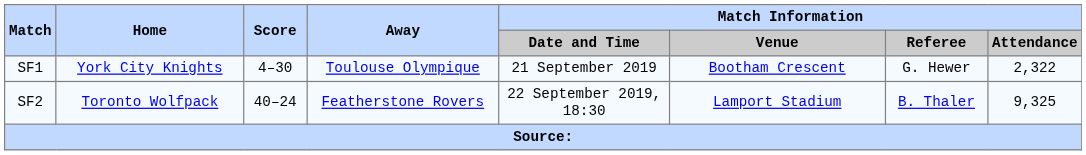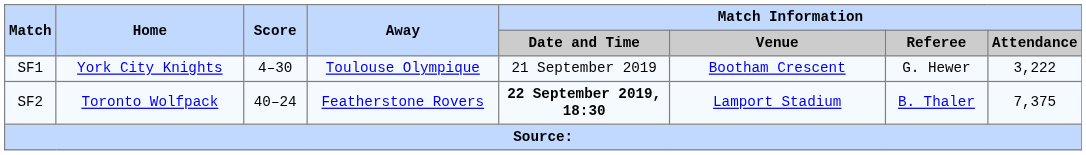(1035, 69) 2,322 -> (1035, 69) 3,222
(584, 103) normal -> (584, 103) bold
(1035, 103) 9,325 -> (1035, 103) 7,375
